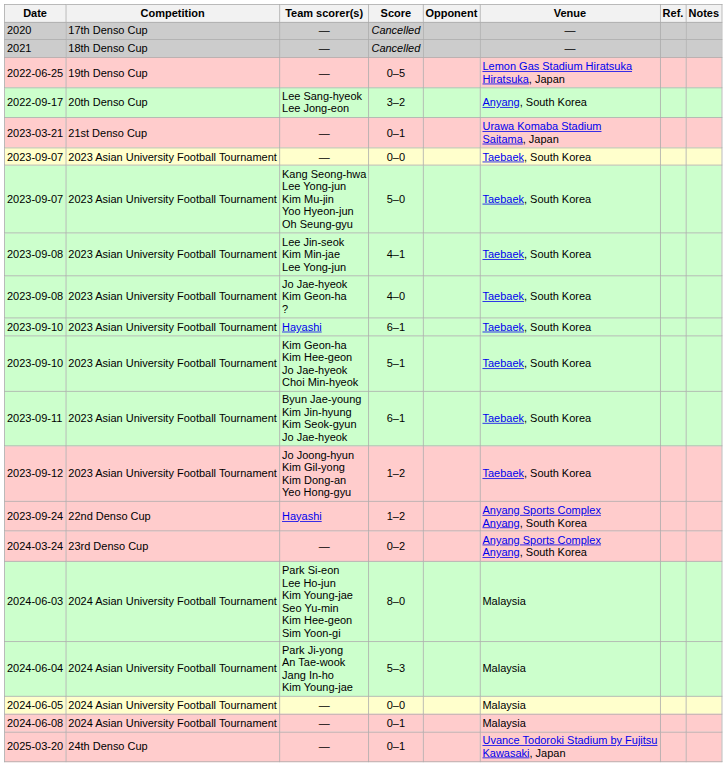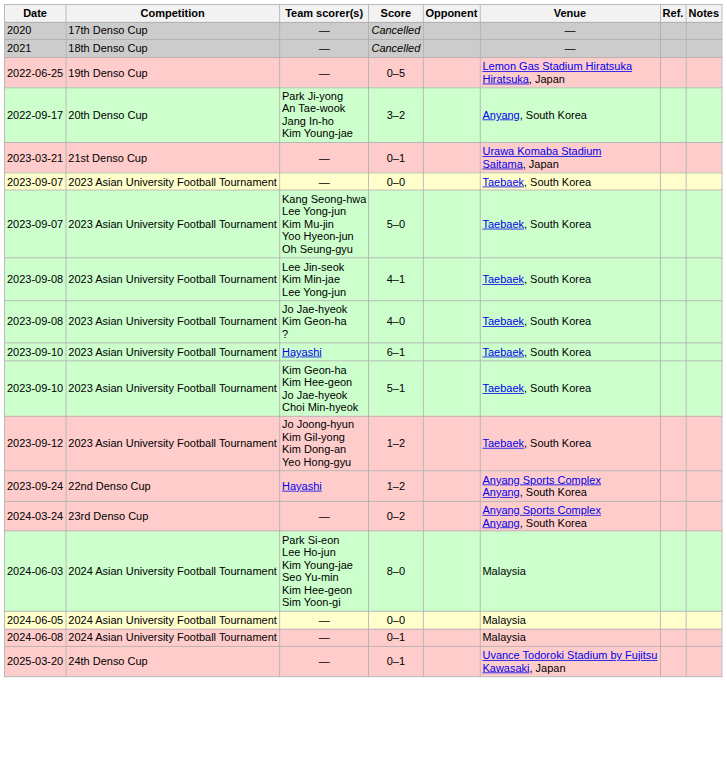(322, 103) Lee Sang-hyeok Lee Jong-eon -> (317, 115) Park Ji-yong An Tae-wook Jang In-ho Kim Young-jae
- row: (35, 419)
- row: (35, 669)
